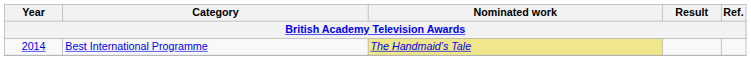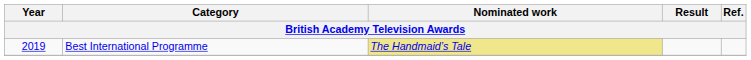(34, 47) 2014 -> (34, 47) 2019
